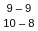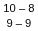rows swapped: (19, 23) <-> (19, 8)
